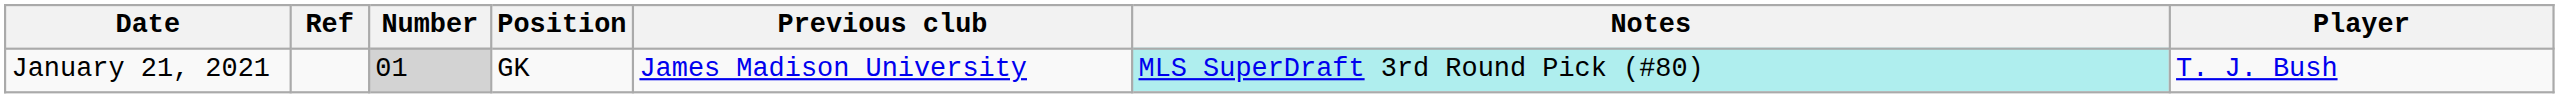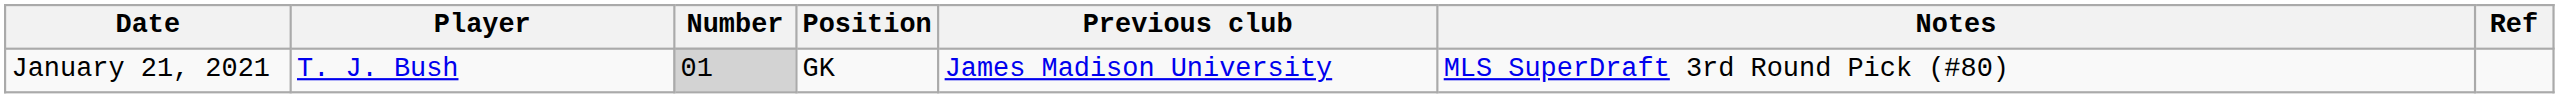columns swapped: (2361, 27) <-> (330, 27)
(1421, 71) paleturquoise background -> (1726, 71) no background
